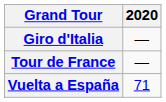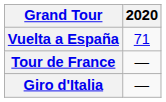rows swapped: (63, 39) <-> (63, 85)
